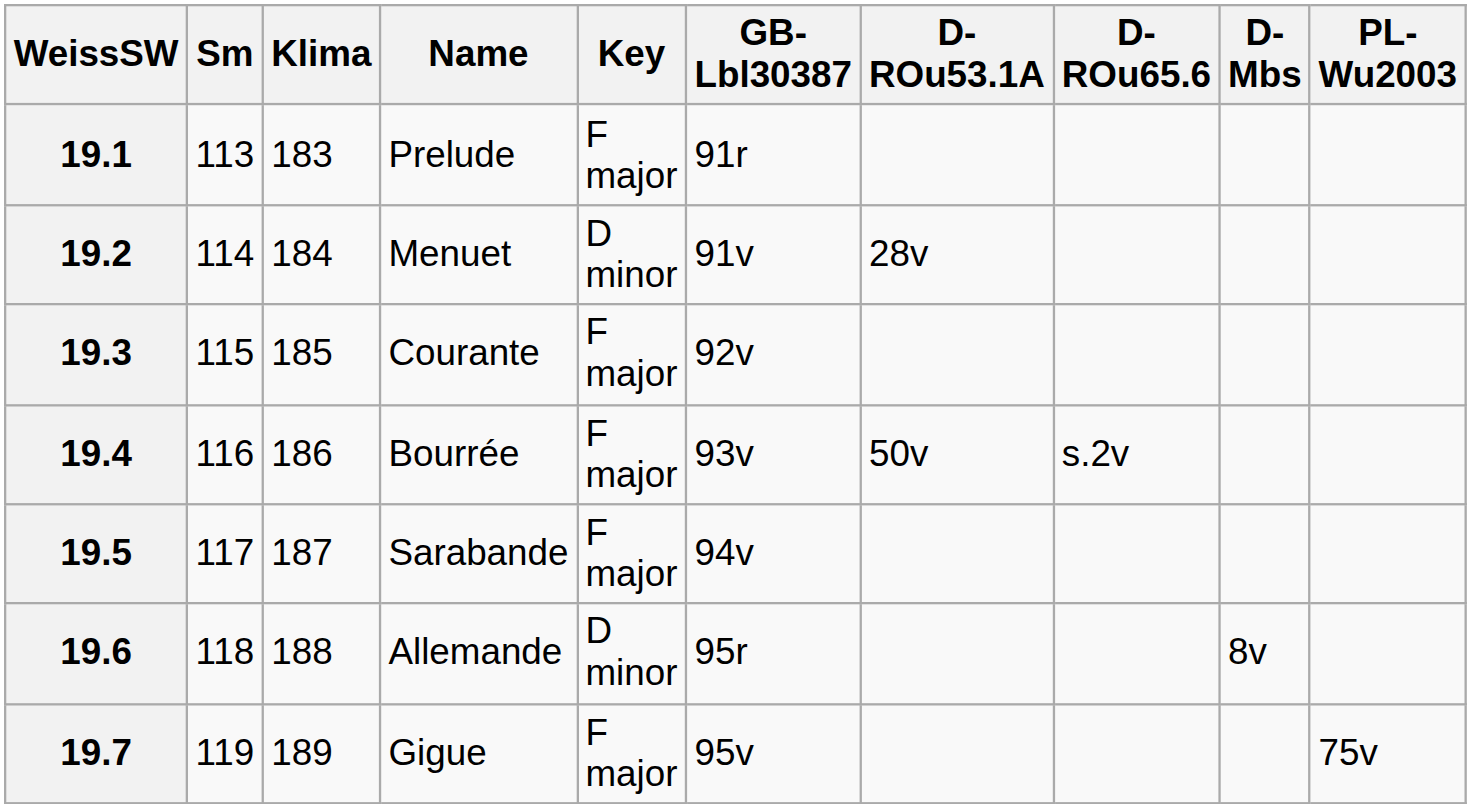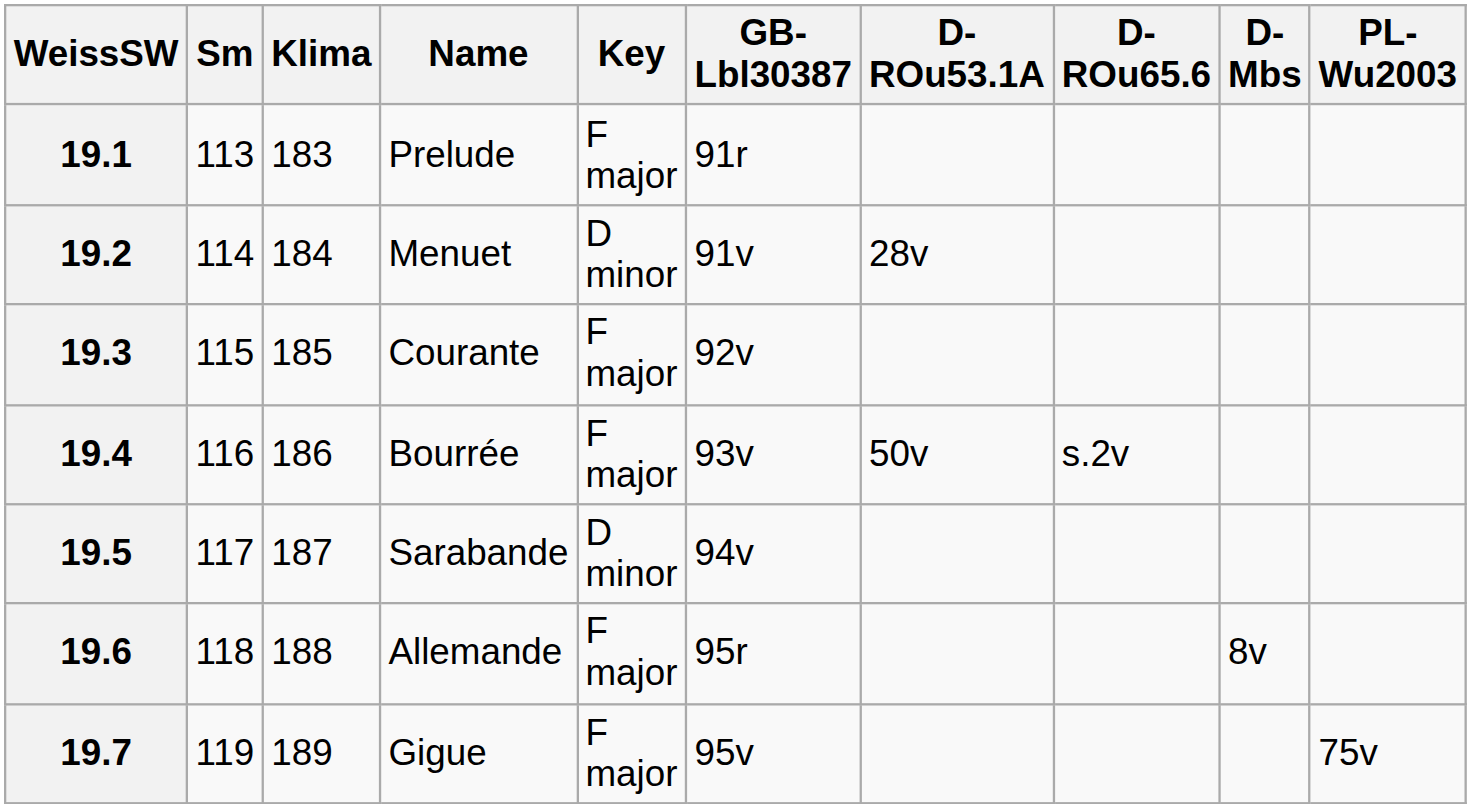(631, 553) F major -> (631, 553) D minor
(631, 652) D minor -> (631, 652) F major
